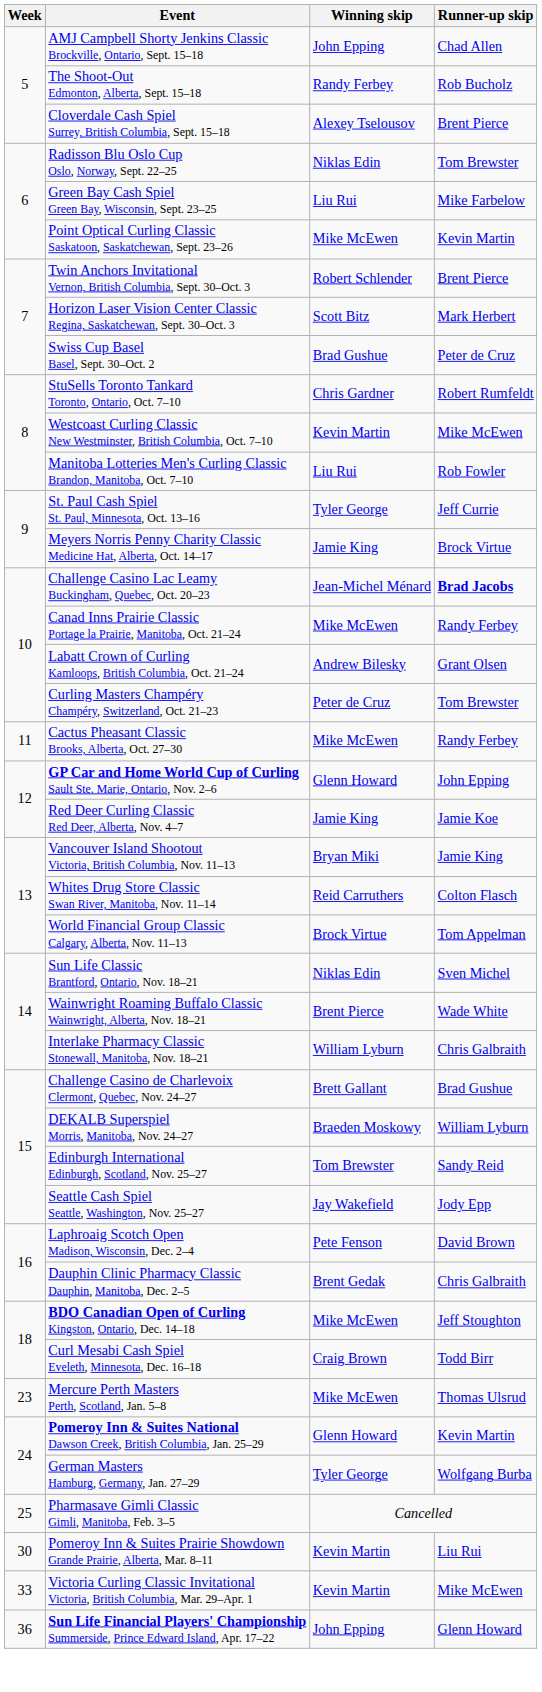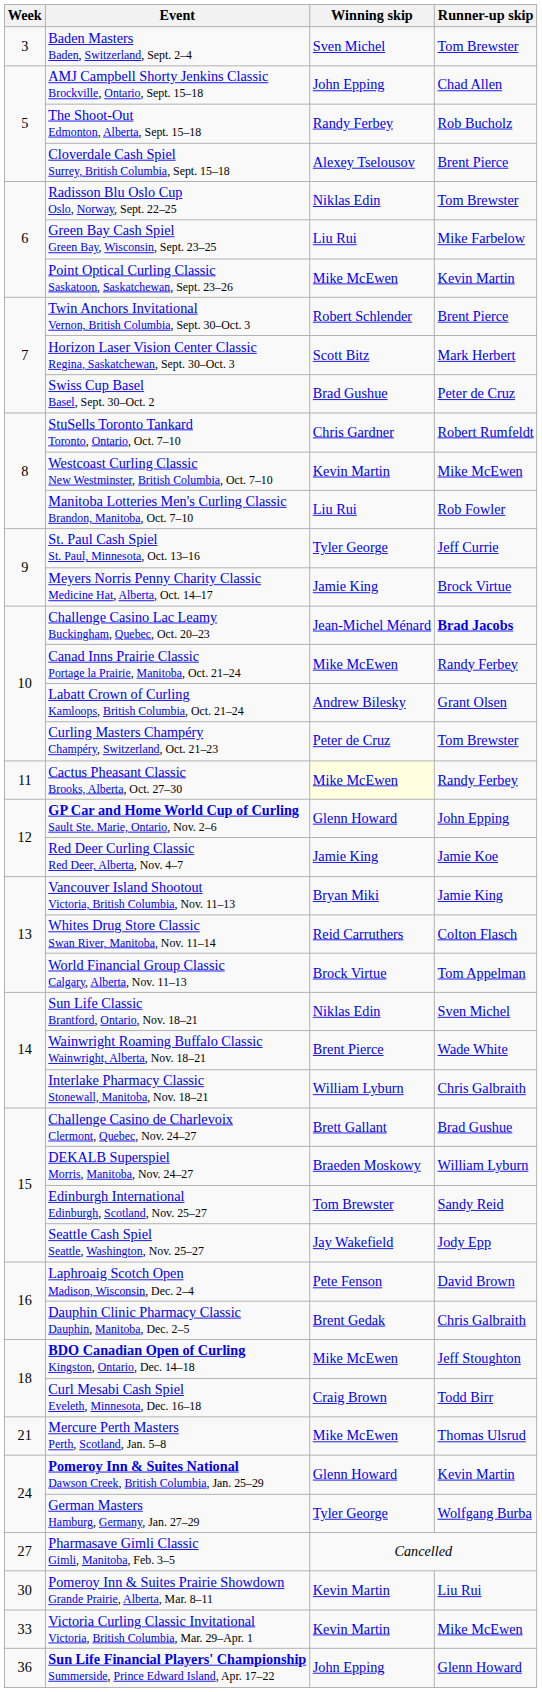+ row: (120, 46)
(355, 741) no background -> (355, 779) lightyellow background
(25, 1397) 23 -> (25, 1436) 21
(25, 1513) 25 -> (25, 1551) 27
